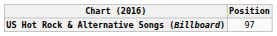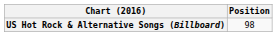(249, 25) 97 -> (249, 25) 98
